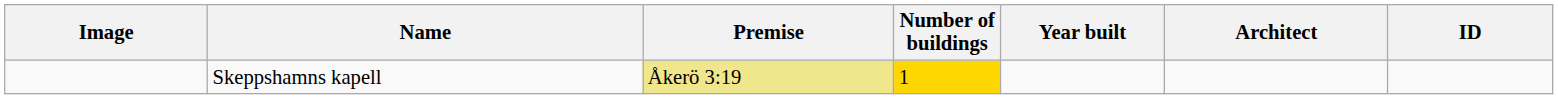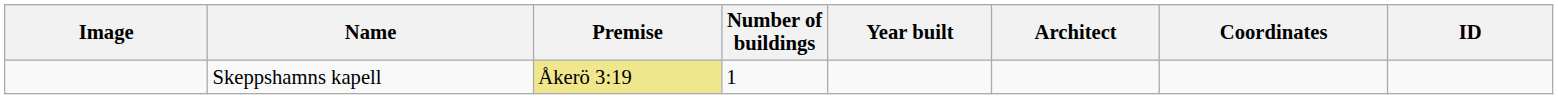+ column: (1274, 32)
(904, 76) gold background -> (731, 76) no background
